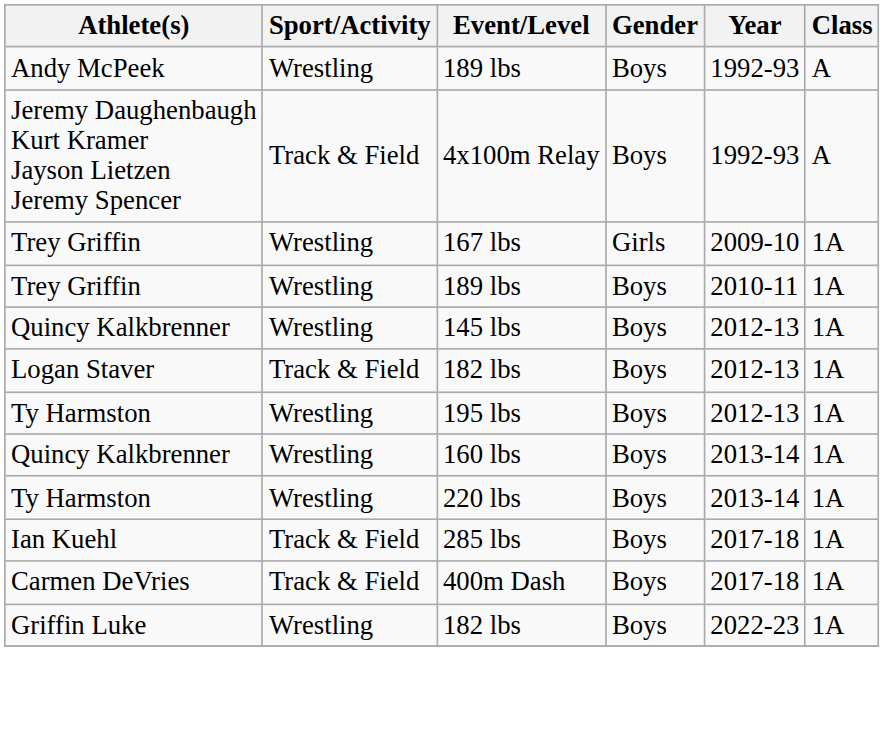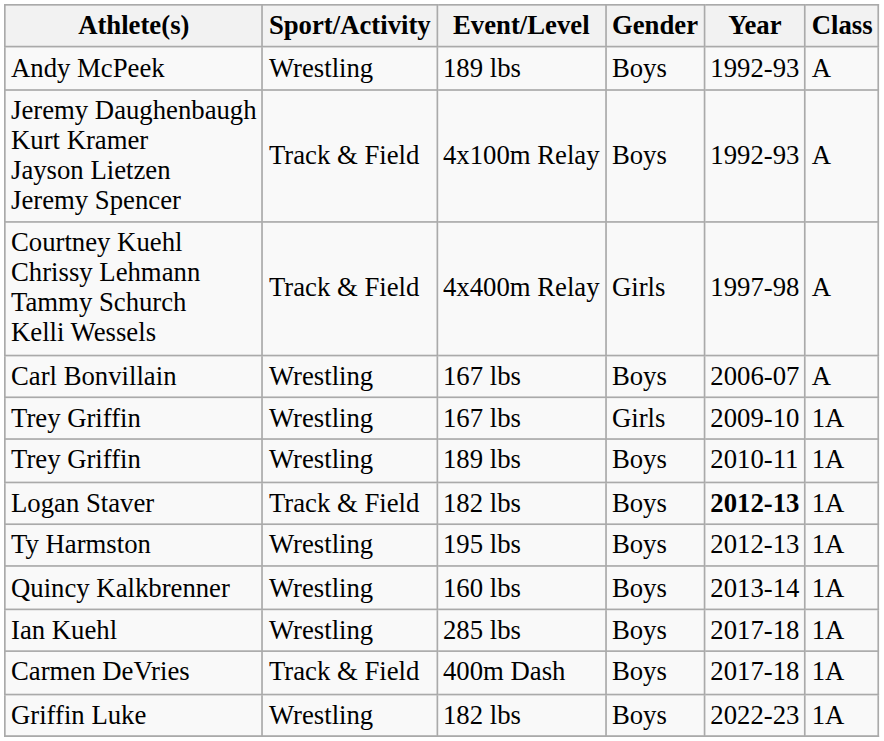+ row: (106, 288)
+ row: (94, 375)
- row: (120, 327)
(755, 370) normal -> (755, 502) bold
- row: (81, 497)
(344, 539) Track & Field -> (321, 629) Wrestling
